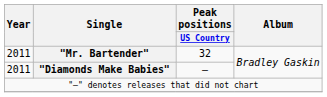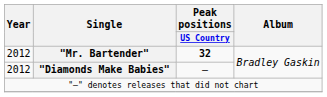(19, 54) 2011 -> (19, 54) 2012
(205, 54) normal -> (205, 54) bold
(19, 70) 2011 -> (19, 70) 2012
